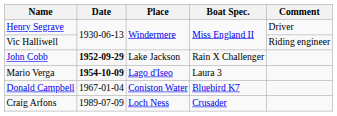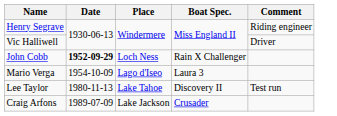(281, 27) Driver -> (281, 27) Riding engineer
(299, 42) Riding engineer -> (263, 42) Driver
(154, 57) Lake Jackson -> (138, 57) Loch Ness
(101, 73) bold -> (91, 73) normal
- row: (41, 88)
+ row: (27, 88)
(149, 103) Loch Ness -> (143, 103) Lake Jackson
